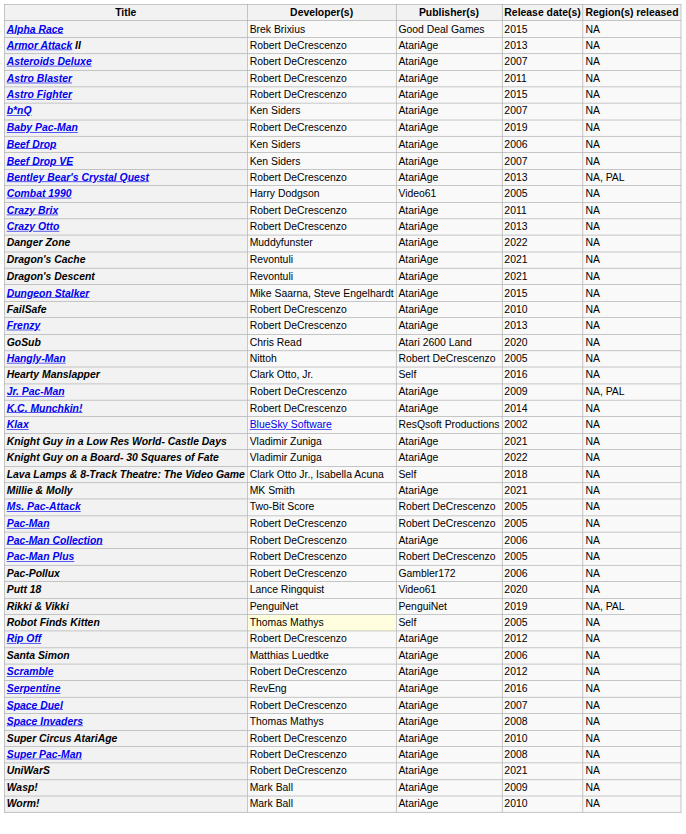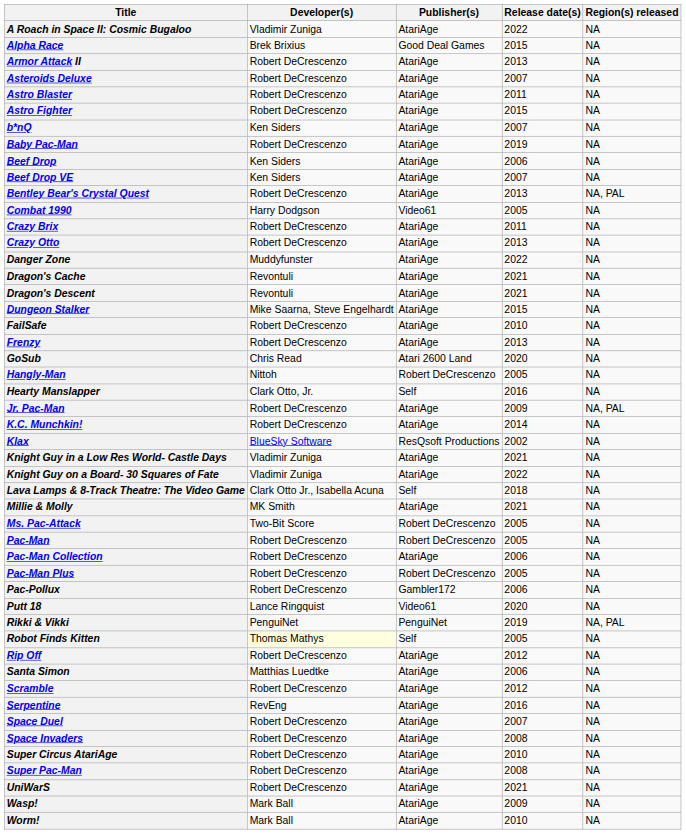+ row: (99, 29)
(287, 721) Thomas Mathys -> (298, 738) Robert DeCrescenzo
